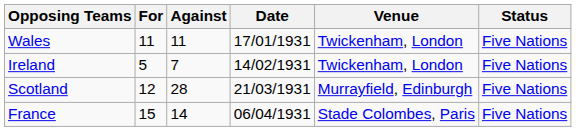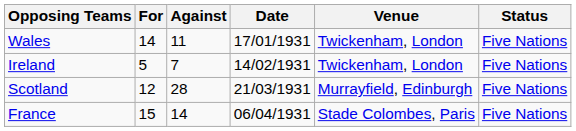(147, 41) 11 -> (147, 41) 14
